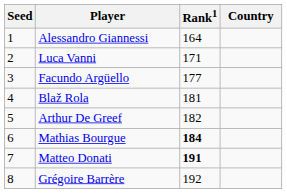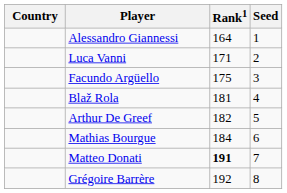columns swapped: (251, 16) <-> (20, 16)
(192, 78) 177 -> (222, 78) 175
(192, 138) bold -> (222, 138) normal
